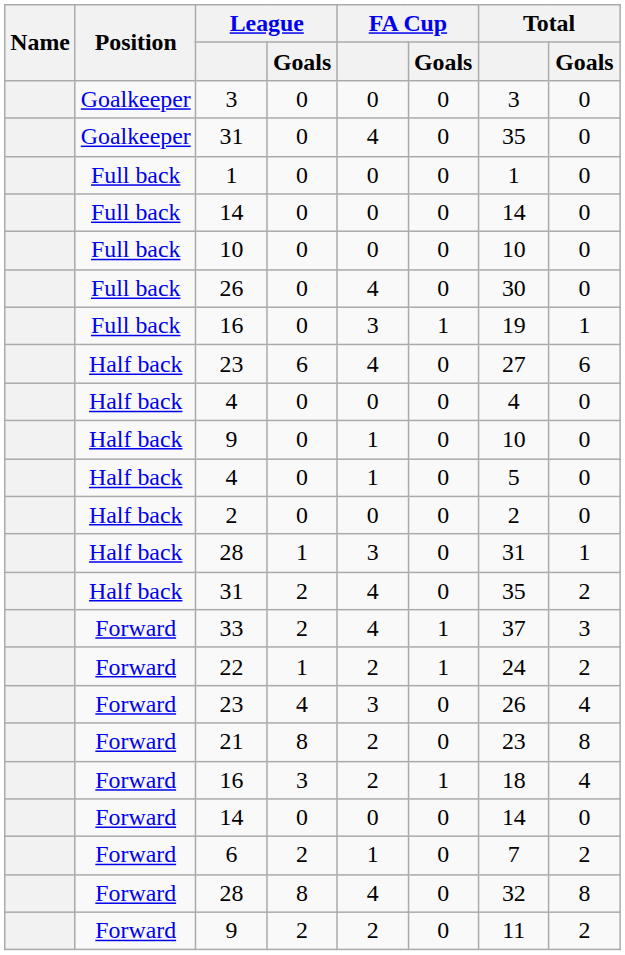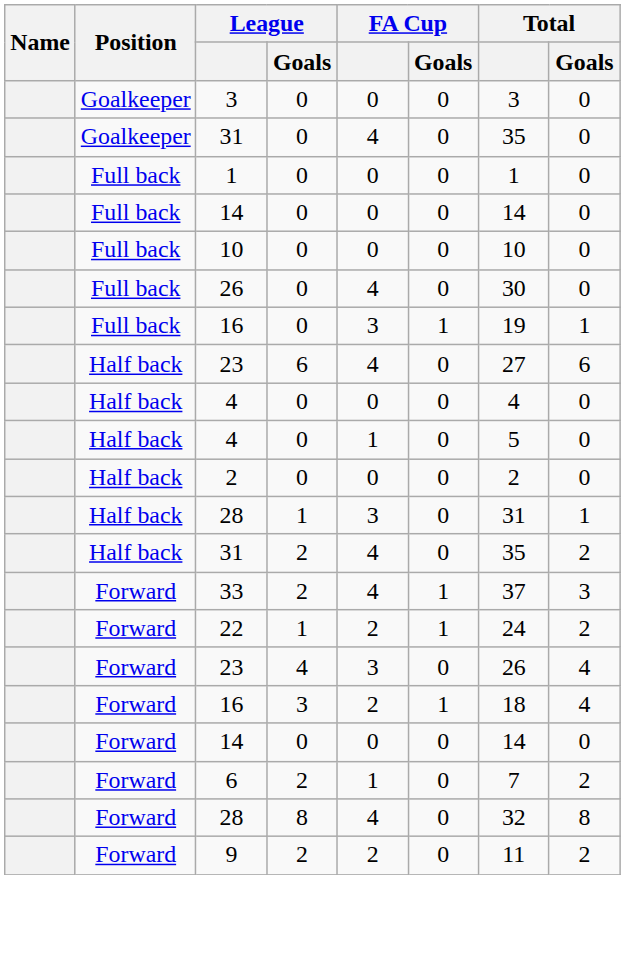- row: (136, 439)
- row: (136, 741)
